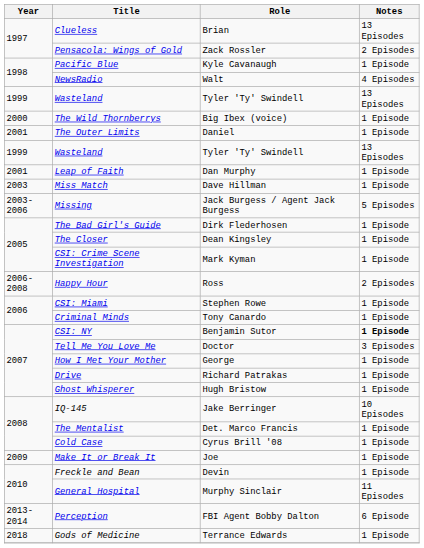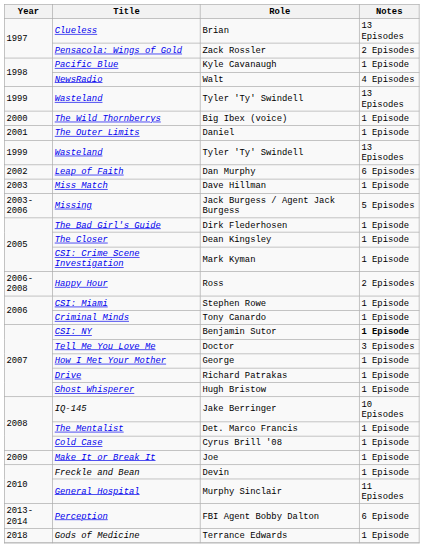(17, 172) 2001 -> (17, 172) 2002
(385, 172) 1 Episode -> (388, 172) 6 Episodes
